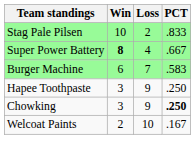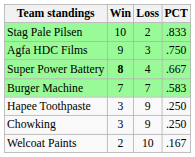+ row: (47, 50)
(120, 69) 6 -> (120, 87) 7
(176, 106) bold -> (176, 124) normal
